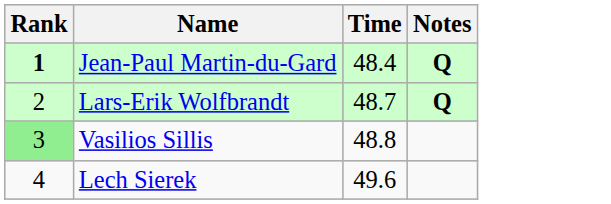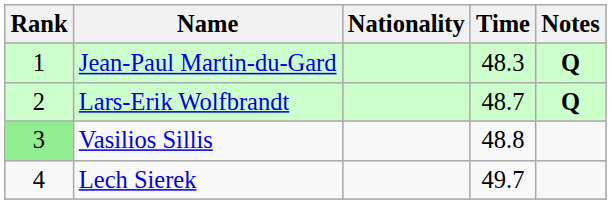+ column: (406, 23)
(39, 62) bold -> (39, 62) normal
(375, 62) 48.4 -> (503, 62) 48.3
(375, 179) 49.6 -> (503, 179) 49.7
